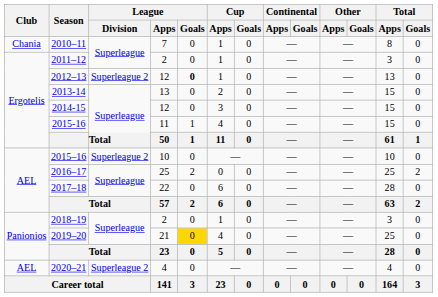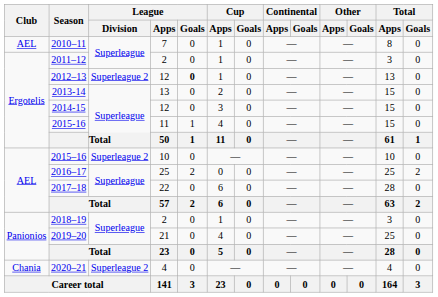(27, 44) Chania -> (27, 44) AEL
(192, 236) gold background -> (192, 236) no background
(27, 268) AEL -> (27, 268) Chania
